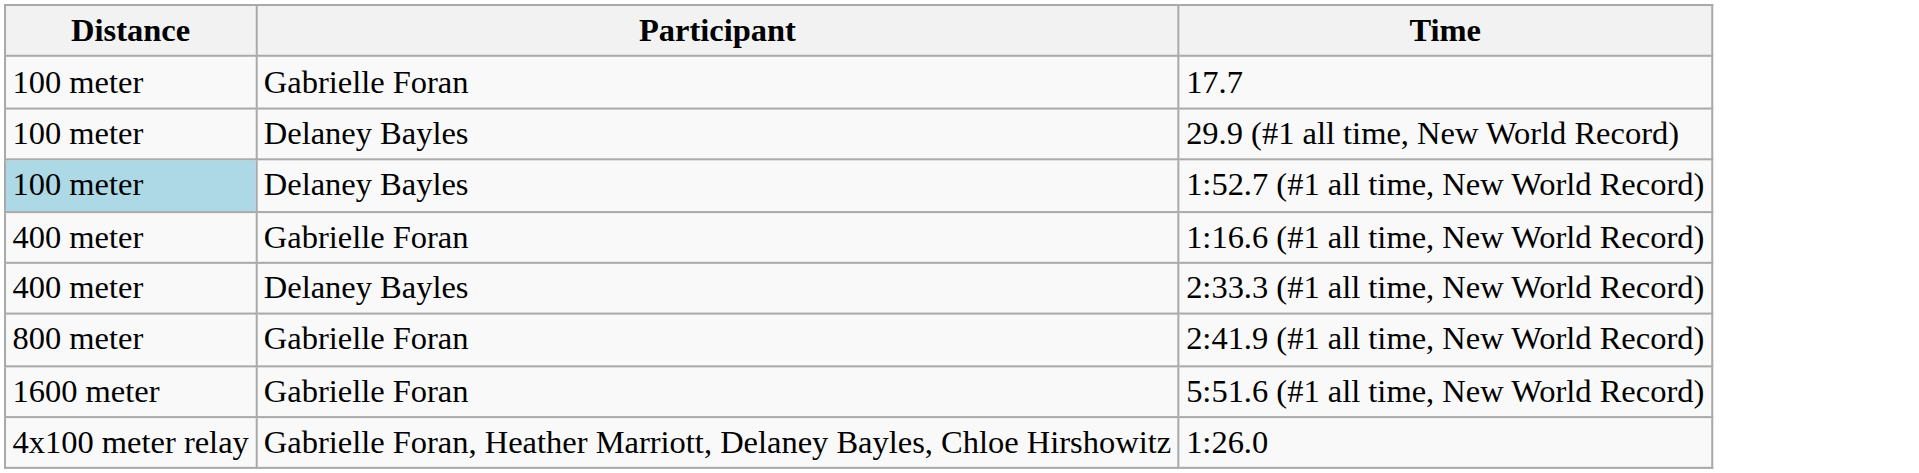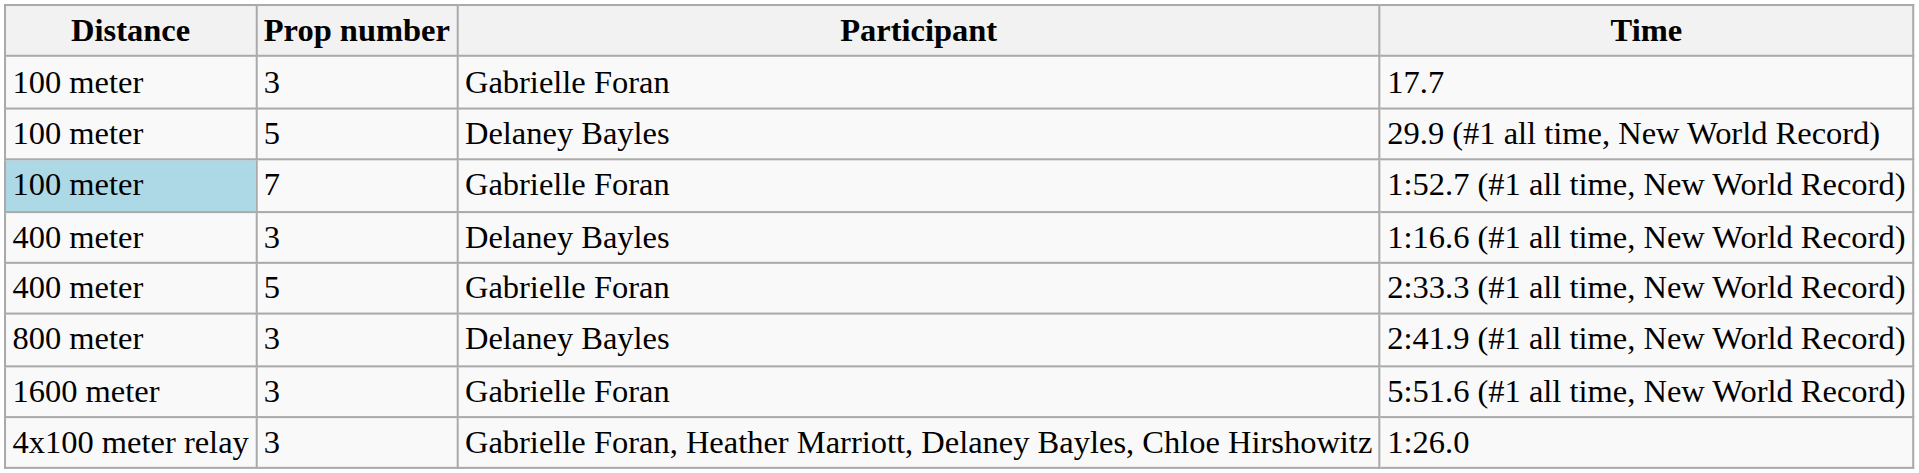+ column: (357, 30)
(366, 184) Delaney Bayles -> (567, 184) Gabrielle Foran
(366, 236) Gabrielle Foran -> (567, 236) Delaney Bayles
(366, 287) Delaney Bayles -> (567, 287) Gabrielle Foran
(366, 339) Gabrielle Foran -> (567, 339) Delaney Bayles
